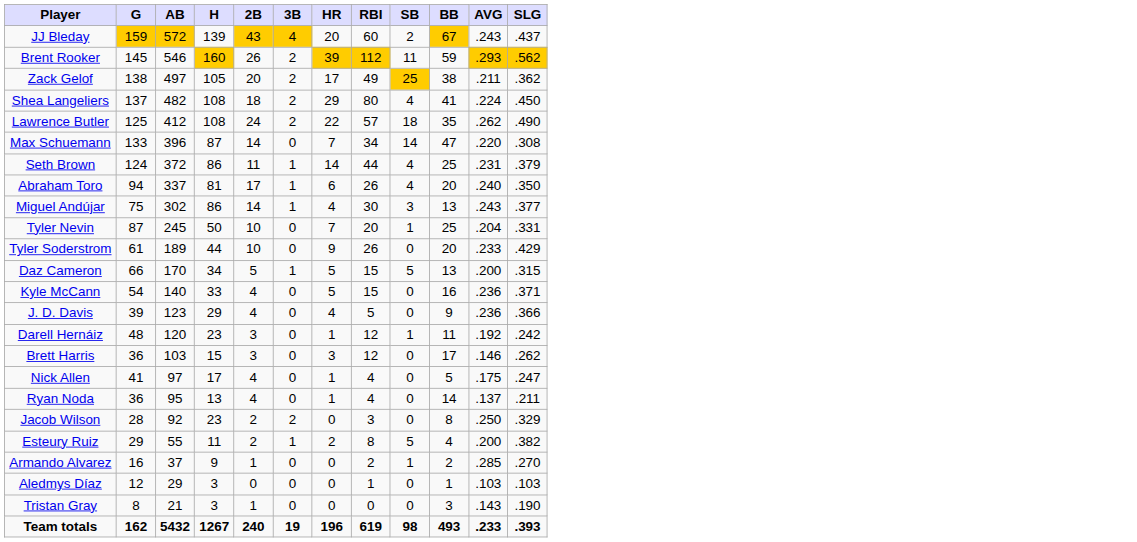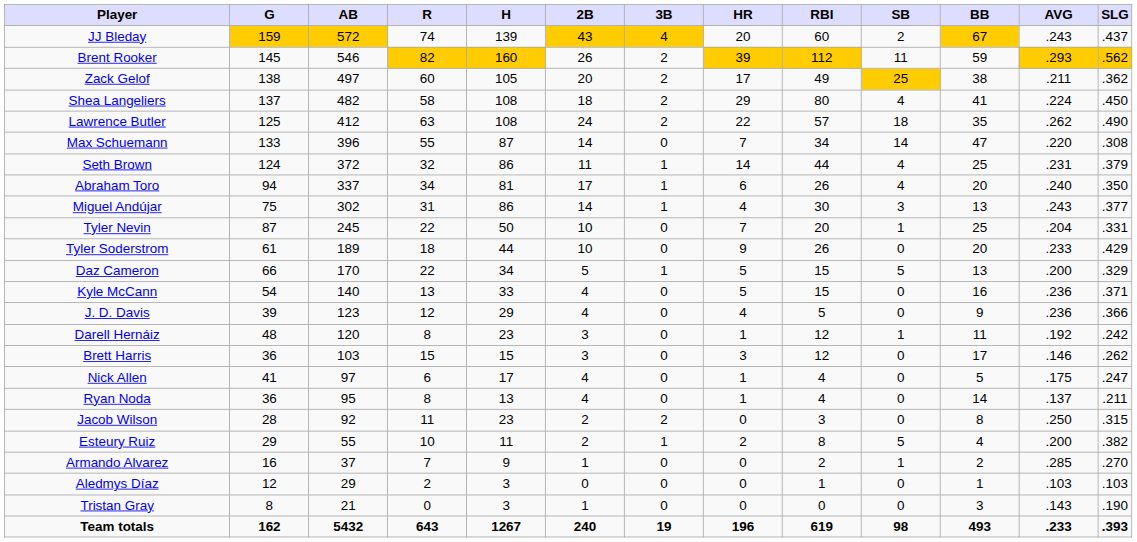+ column: (427, 15)
(527, 270) .315 -> (1115, 270) .329
(527, 420) .329 -> (1115, 420) .315
